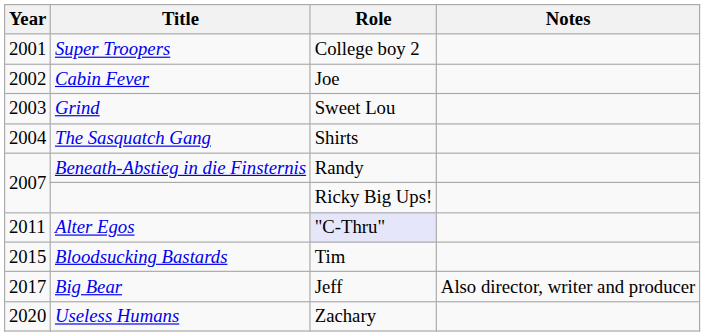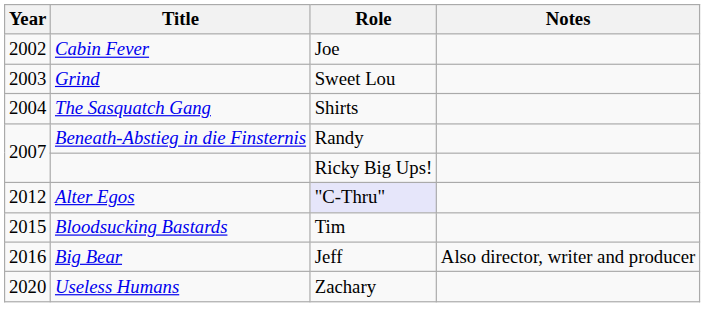- row: (113, 49)
(27, 227) 2011 -> (28, 197) 2012
(28, 286) 2017 -> (28, 256) 2016
